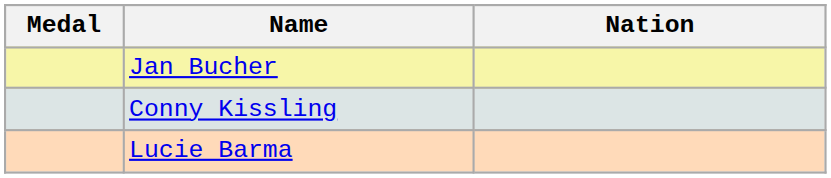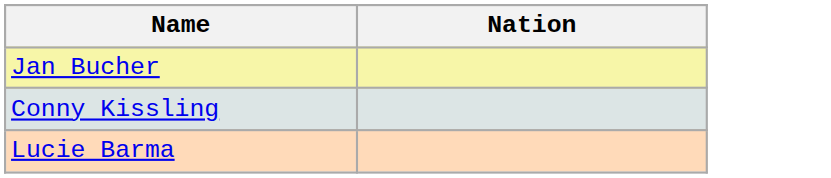- column: (64, 26)
